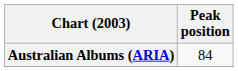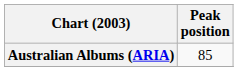(205, 54) 84 -> (205, 54) 85
